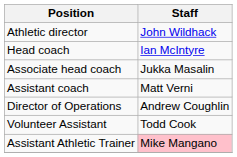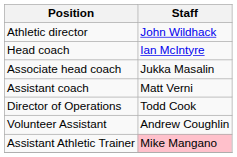(185, 106) Andrew Coughlin -> (168, 106) Todd Cook
(168, 124) Todd Cook -> (185, 124) Andrew Coughlin
